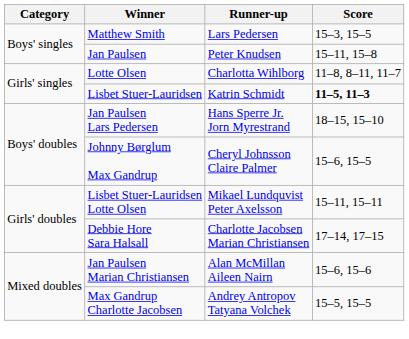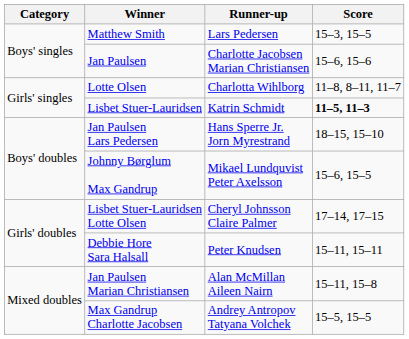(244, 53) Peter Knudsen -> (259, 61) Charlotte Jacobsen Marian Christiansen
(346, 53) 15–11, 15–8 -> (343, 61) 15–6, 15–6
(249, 161) Cheryl Johnsson Claire Palmer -> (255, 175) Mikael Lundquvist Peter Axelsson
(255, 202) Mikael Lundquvist Peter Axelsson -> (249, 216) Cheryl Johnsson Claire Palmer
(349, 202) 15–11, 15–11 -> (349, 216) 17–14, 17–15
(259, 235) Charlotte Jacobsen Marian Christiansen -> (244, 249) Peter Knudsen
(349, 235) 17–14, 17–15 -> (349, 249) 15–11, 15–11
(343, 269) 15–6, 15–6 -> (346, 283) 15–11, 15–8
